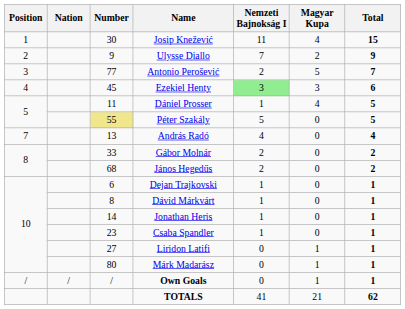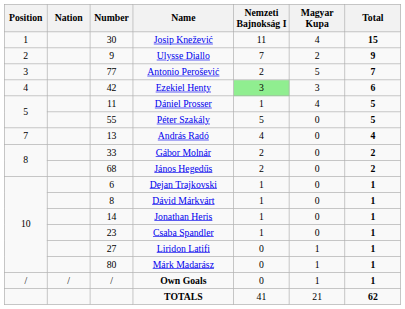(112, 88) 45 -> (112, 88) 42
(112, 120) khaki background -> (112, 120) no background
